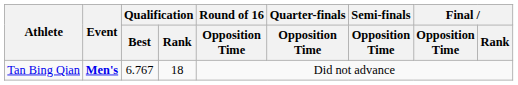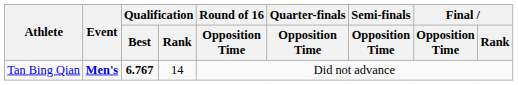(140, 70) normal -> (140, 70) bold
(177, 70) 18 -> (177, 70) 14
